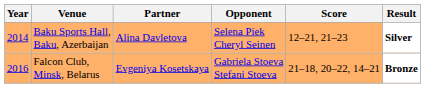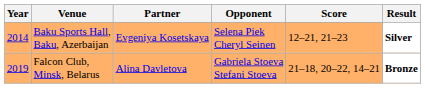(151, 37) Alina Davletova -> (162, 37) Evgeniya Kosetskaya
(18, 68) 2016 -> (18, 68) 2019
(162, 68) Evgeniya Kosetskaya -> (151, 68) Alina Davletova
